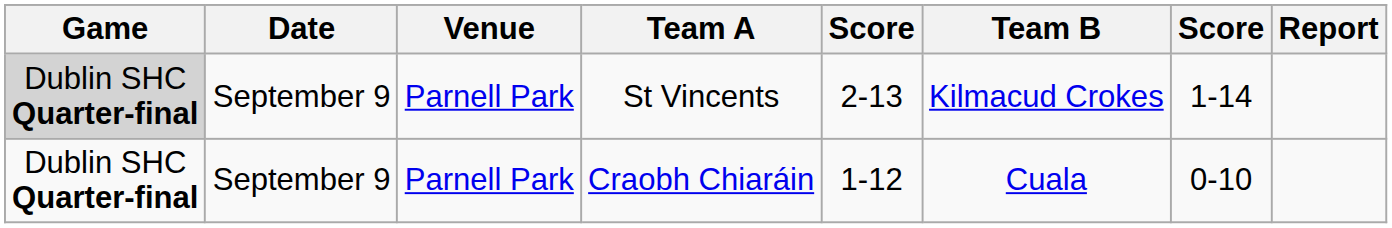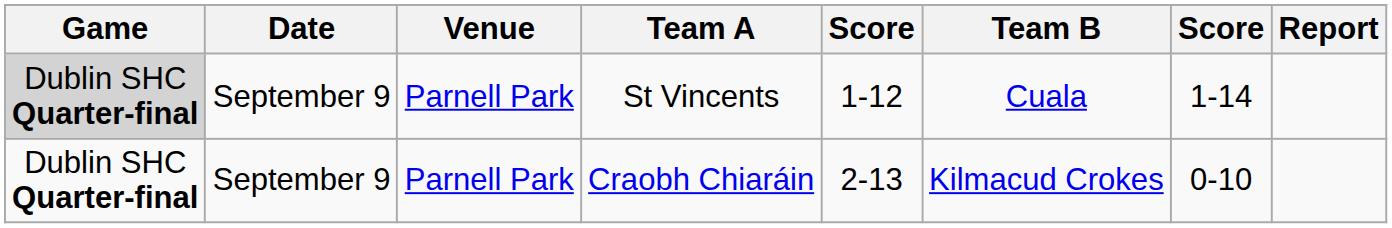(872, 95) 2-13 -> (872, 95) 1-12
(1046, 95) Kilmacud Crokes -> (1046, 95) Cuala
(872, 179) 1-12 -> (872, 179) 2-13
(1046, 179) Cuala -> (1046, 179) Kilmacud Crokes
